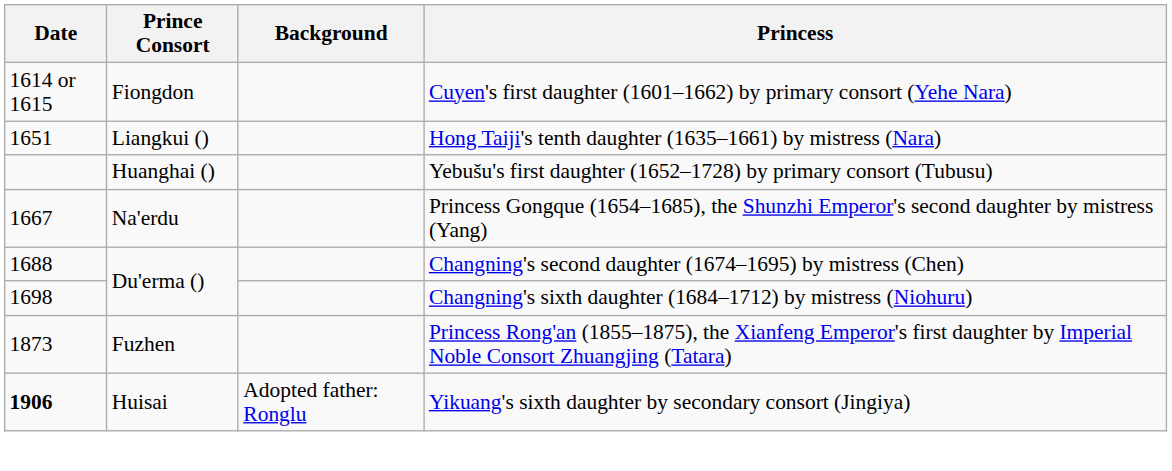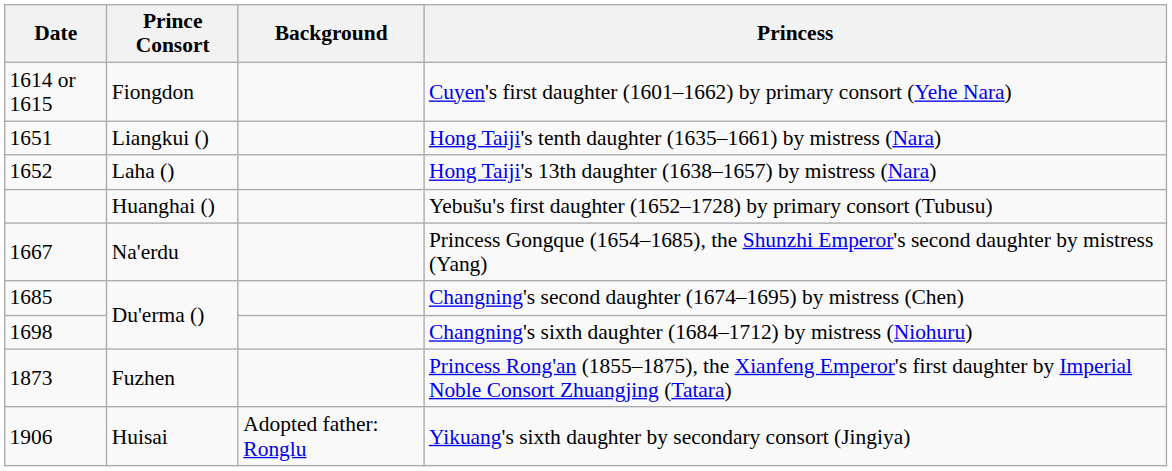+ row: (683, 171)
(31, 263) 1688 -> (31, 297) 1685
(31, 402) bold -> (31, 436) normal
